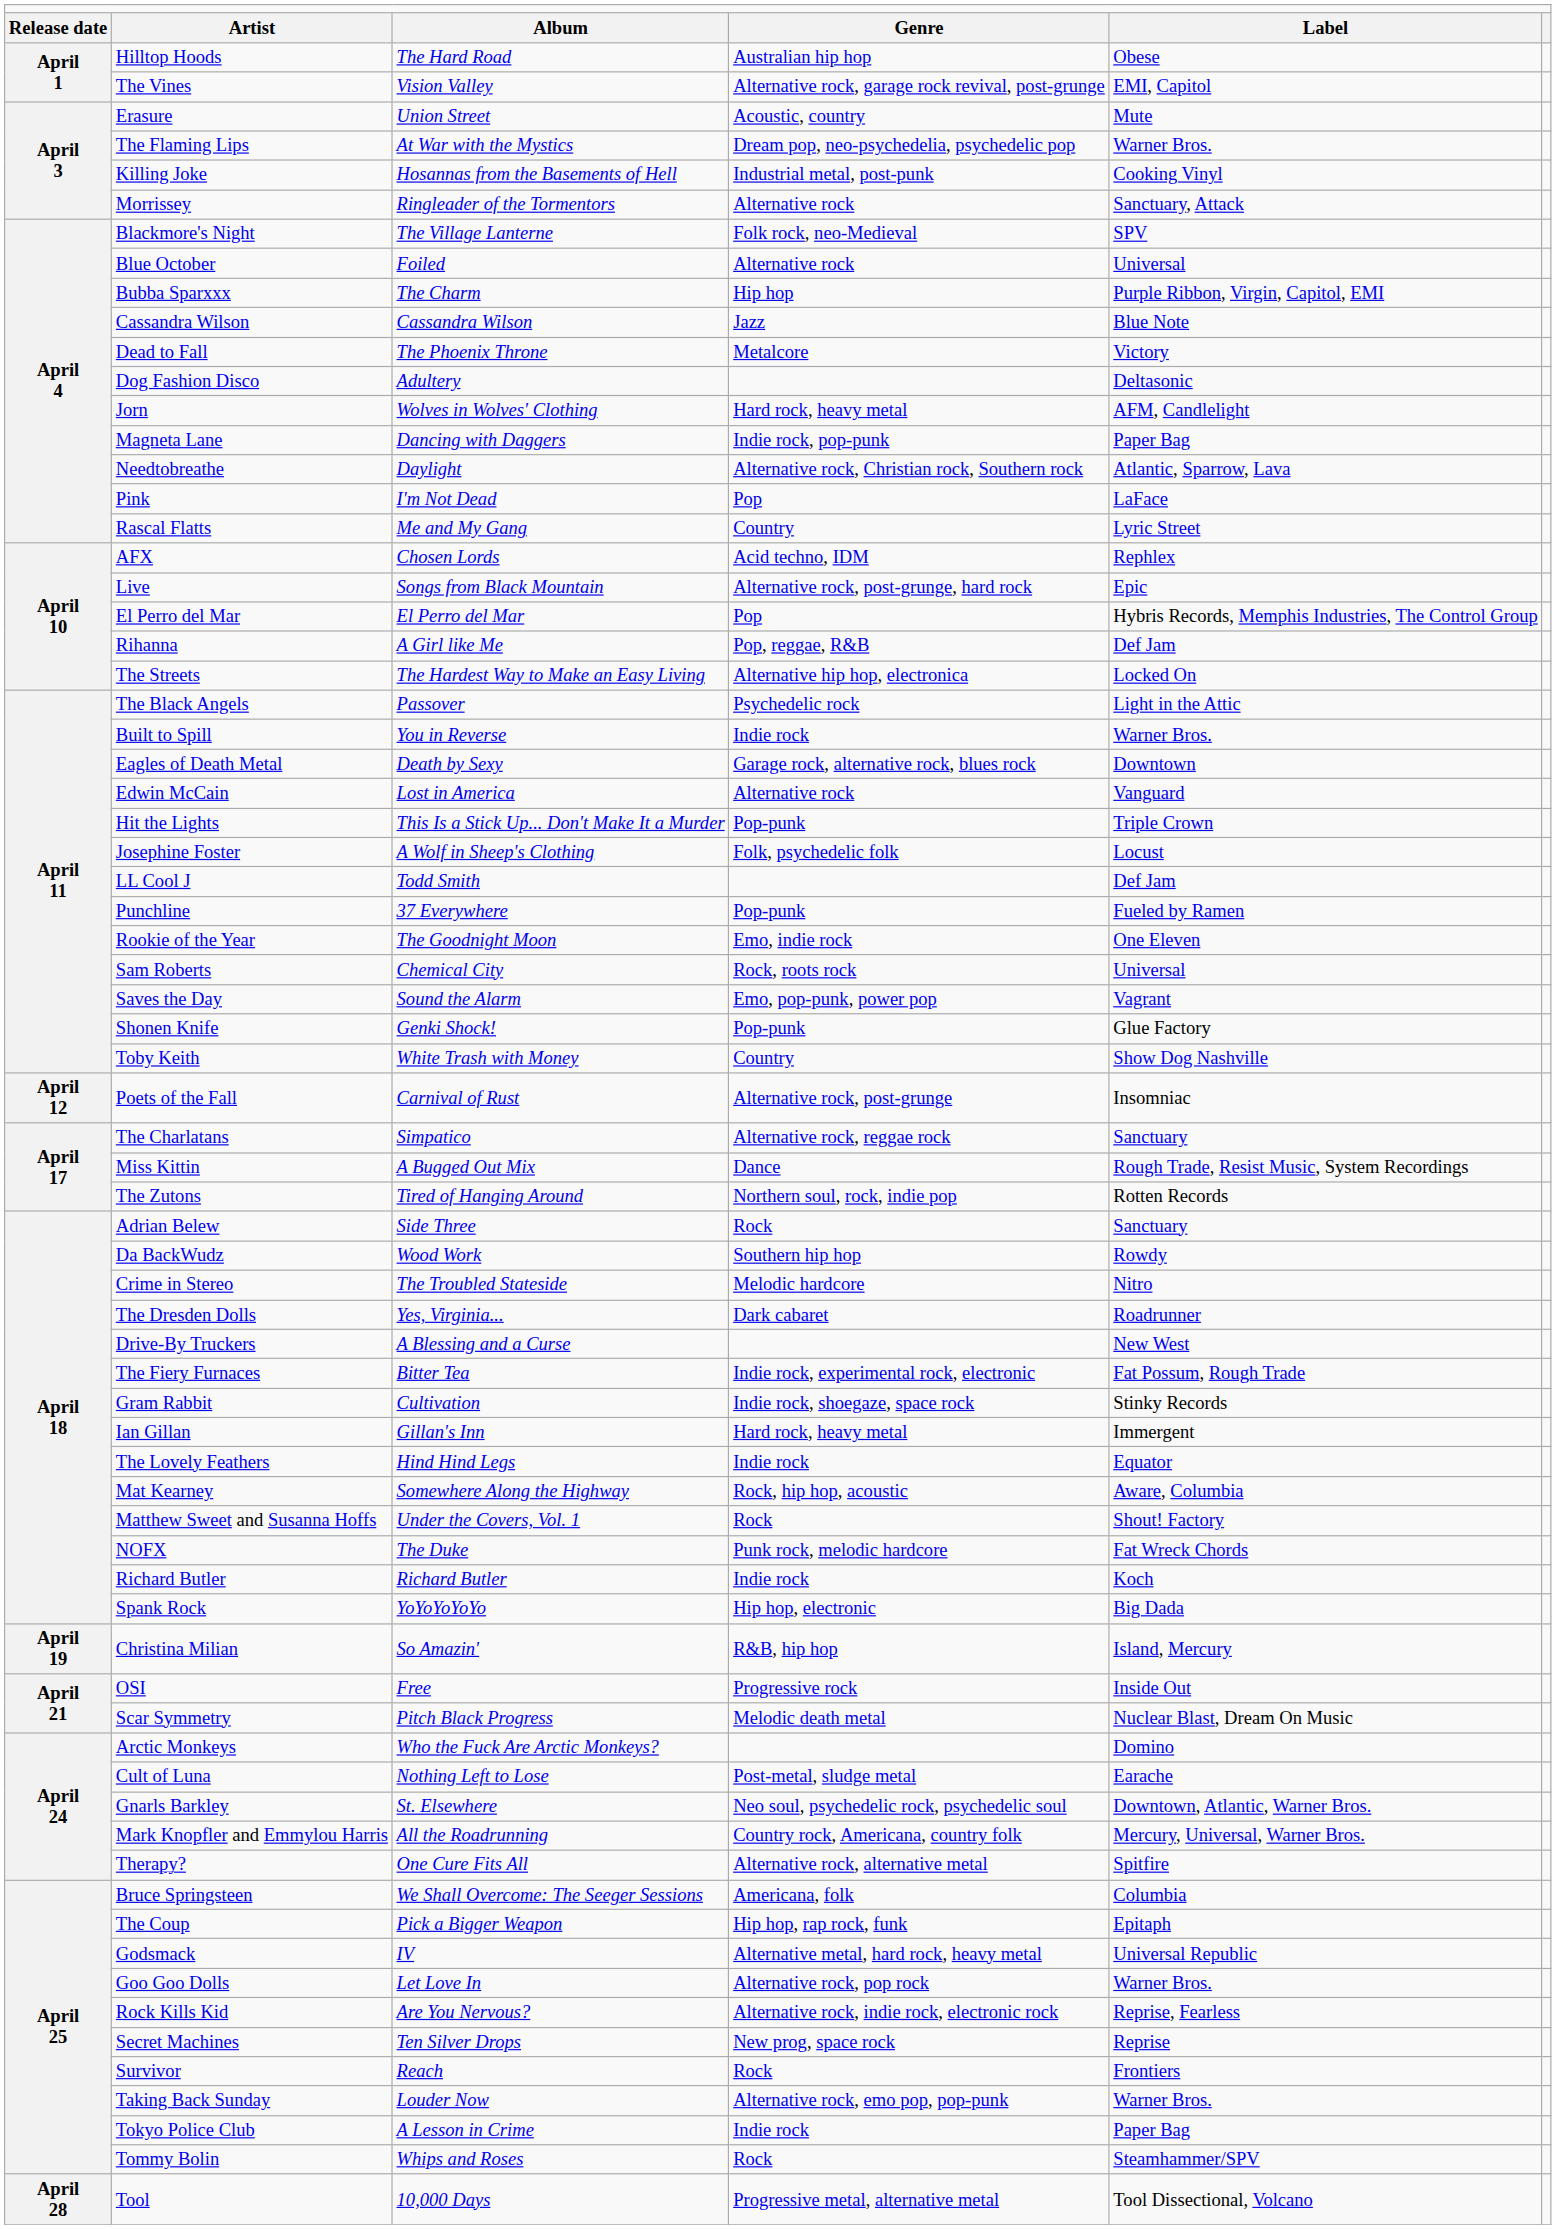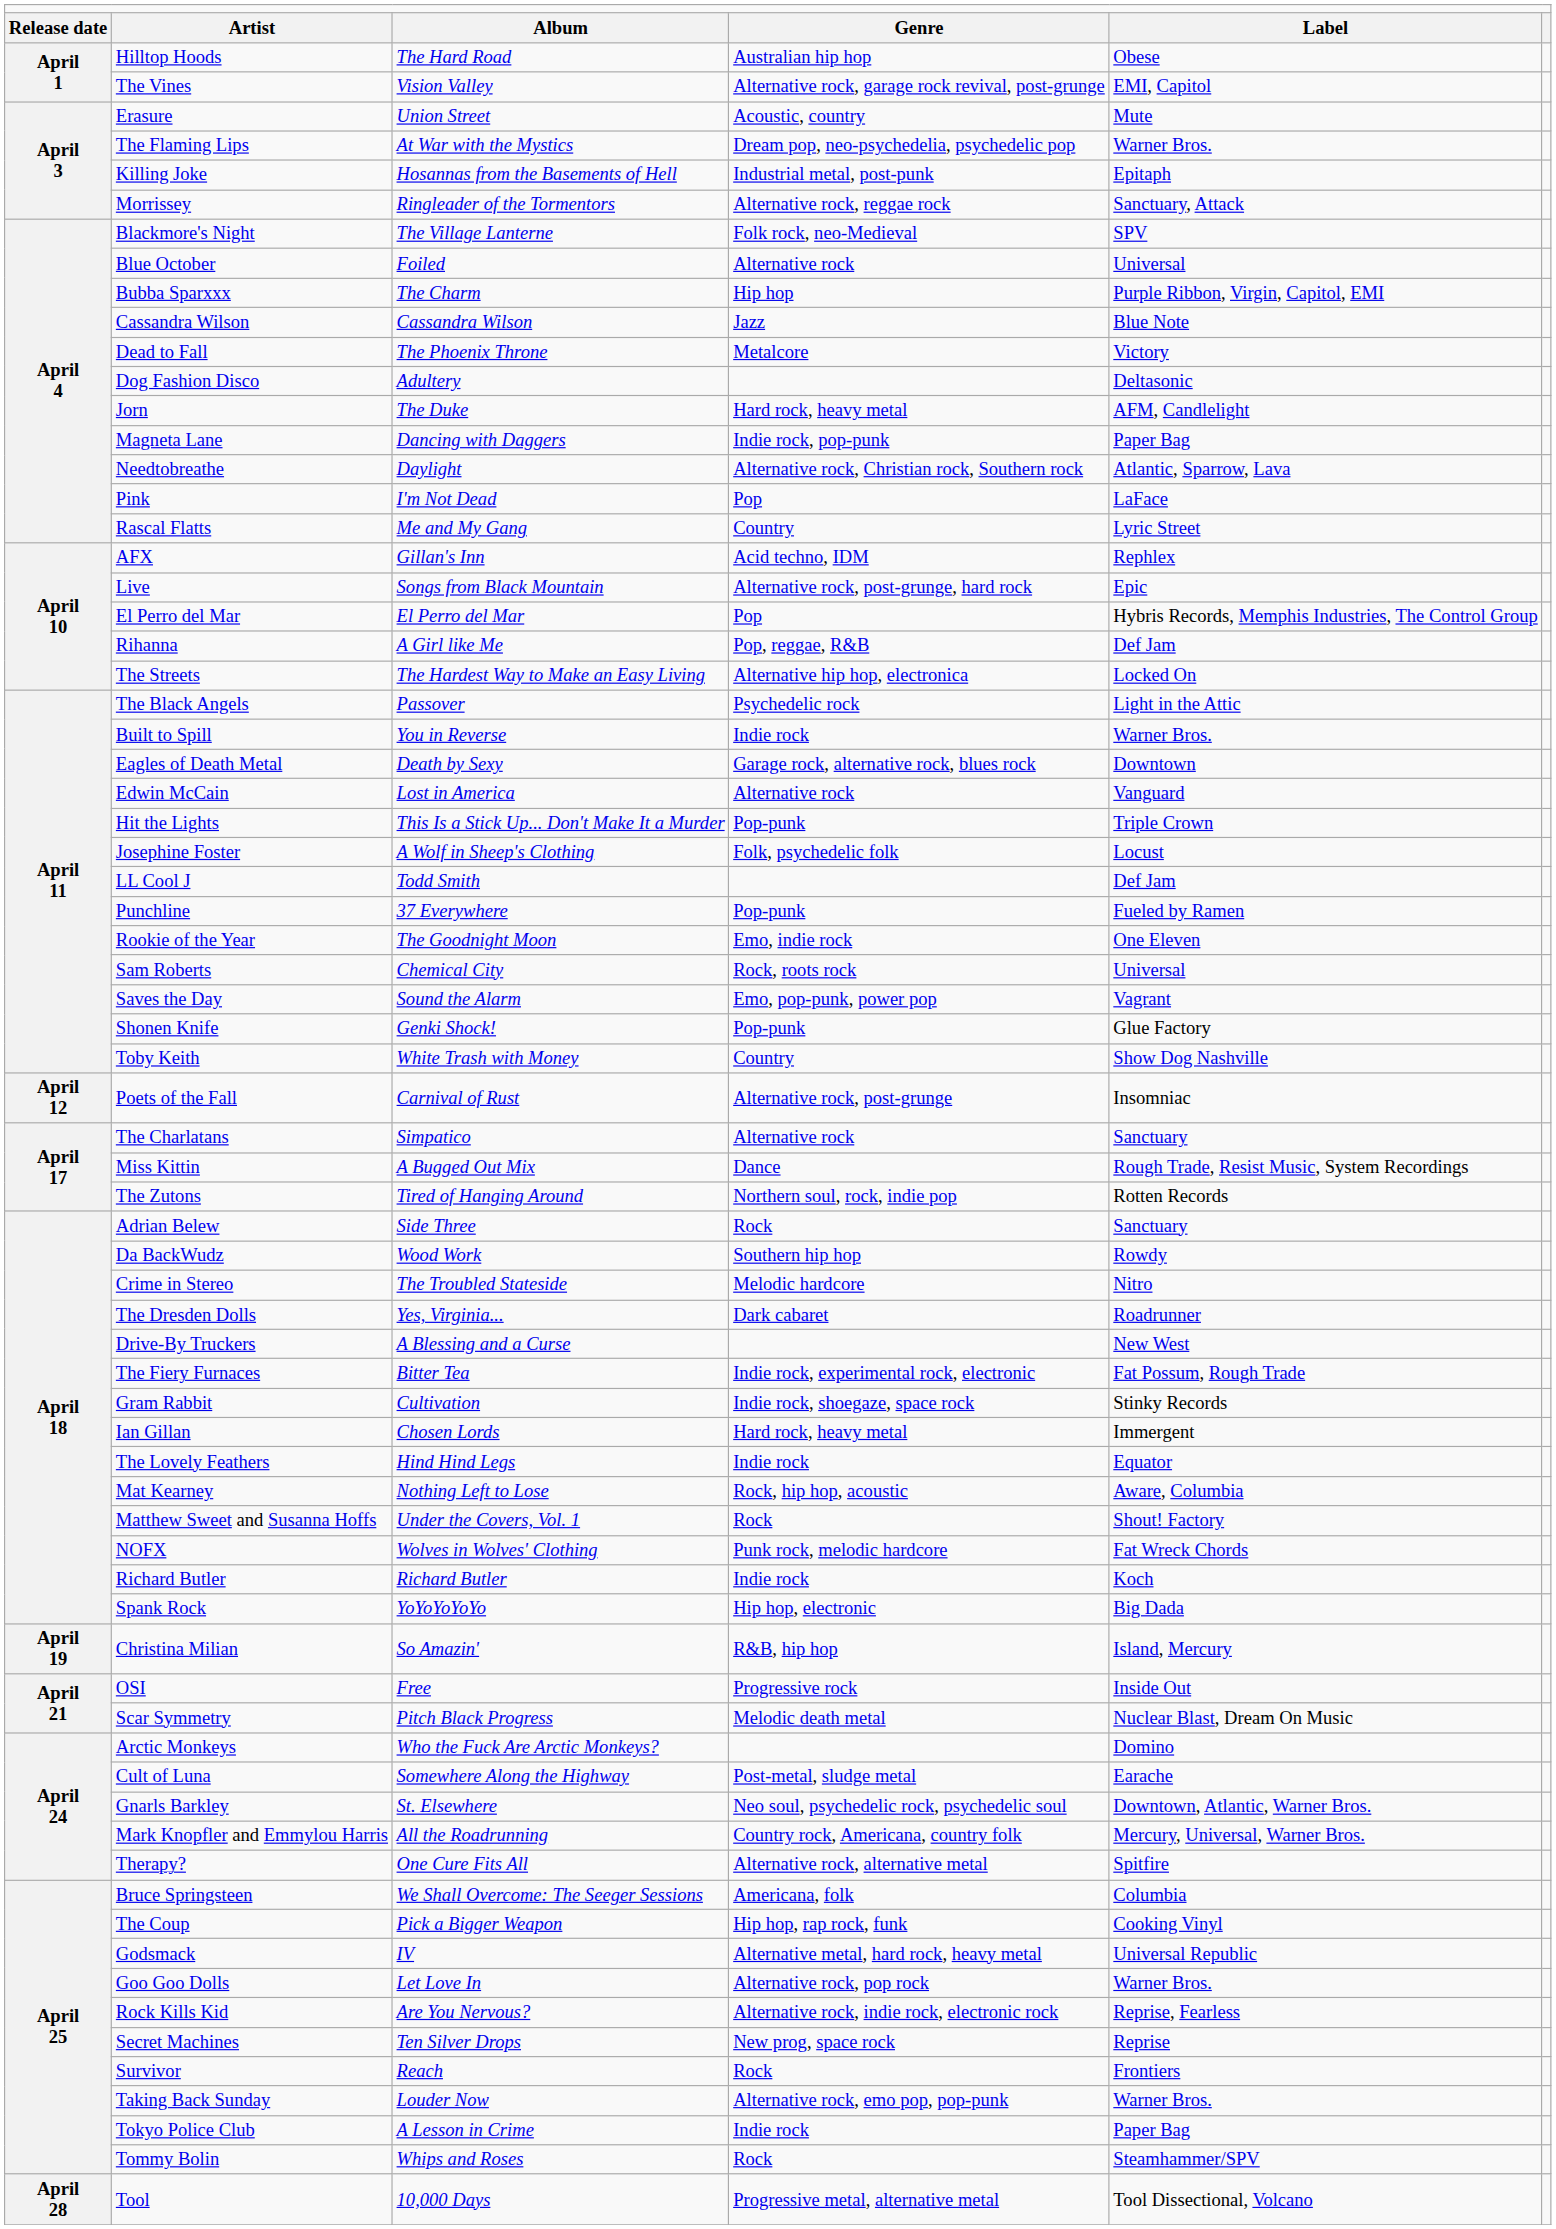(1168, 174) Cooking Vinyl -> (1142, 174) Epitaph
(794, 204) Alternative rock -> (842, 204) Alternative rock, reggae rock
(497, 410) Wolves in Wolves' Clothing -> (432, 410) The Duke
(448, 557) Chosen Lords -> (441, 557) Gillan's Inn
(842, 1137) Alternative rock, reggae rock -> (794, 1137) Alternative rock
(441, 1432) Gillan's Inn -> (448, 1432) Chosen Lords
(513, 1490) Somewhere Along the Highway -> (473, 1490) Nothing Left to Lose
(432, 1549) The Duke -> (497, 1549) Wolves in Wolves' Clothing
(473, 1776) Nothing Left to Lose -> (513, 1776) Somewhere Along the Highway
(1142, 1923) Epitaph -> (1168, 1923) Cooking Vinyl
